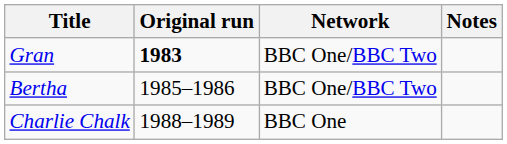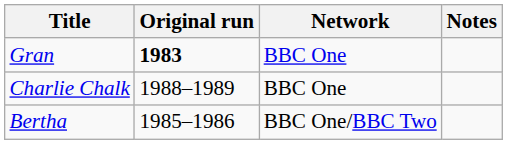(350, 54) BBC One/BBC Two -> (305, 54) BBC One
rows swapped: (38, 88) <-> (70, 121)
